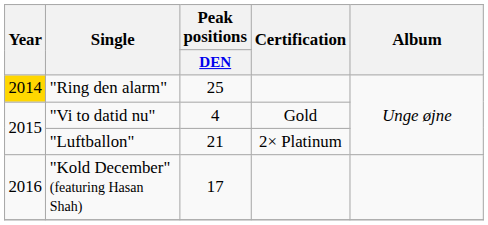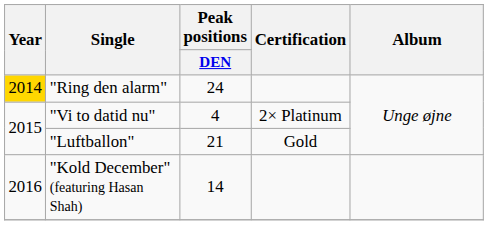(215, 88) 25 -> (215, 88) 24
(300, 114) Gold -> (300, 114) 2× Platinum
(300, 141) 2× Platinum -> (300, 141) Gold
(215, 187) 17 -> (215, 187) 14
